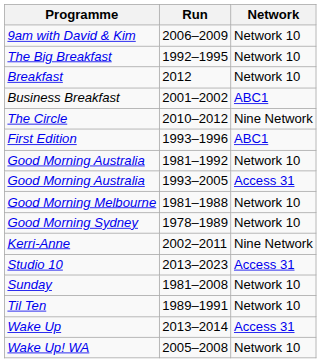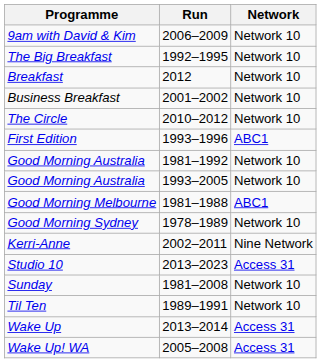(251, 98) ABC1 -> (267, 98) Network 10
(273, 118) Nine Network -> (267, 118) Network 10
(264, 181) Access 31 -> (267, 181) Network 10
(267, 202) Network 10 -> (251, 202) ABC1
(267, 347) Network 10 -> (264, 347) Access 31
